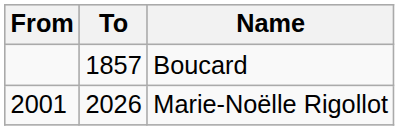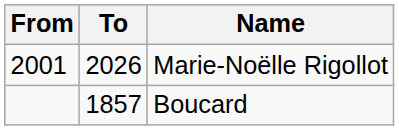rows swapped: (200, 64) <-> (271, 104)
